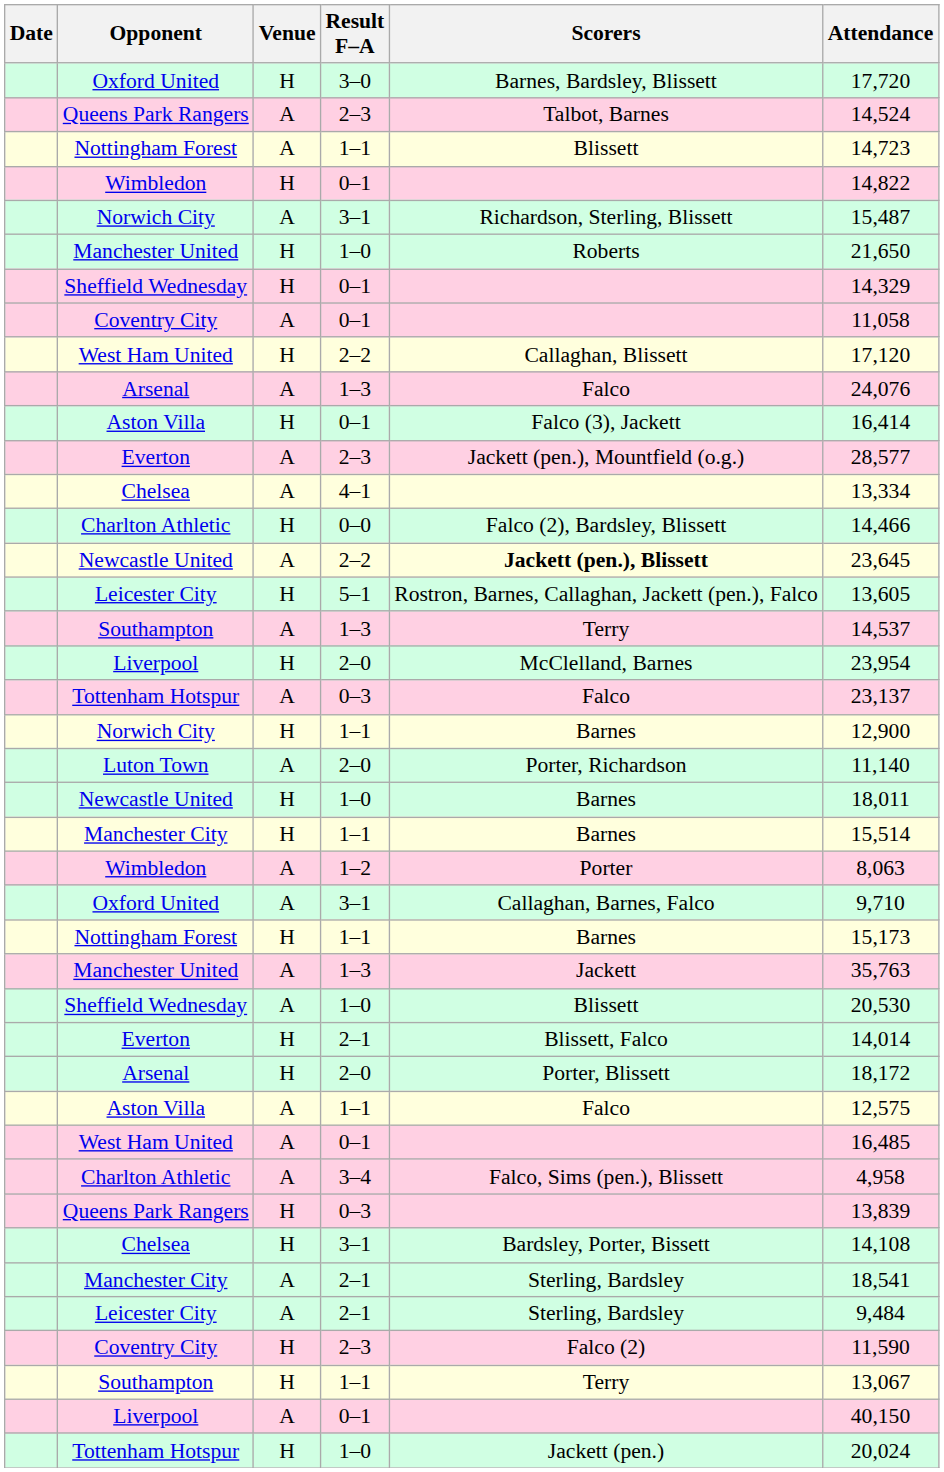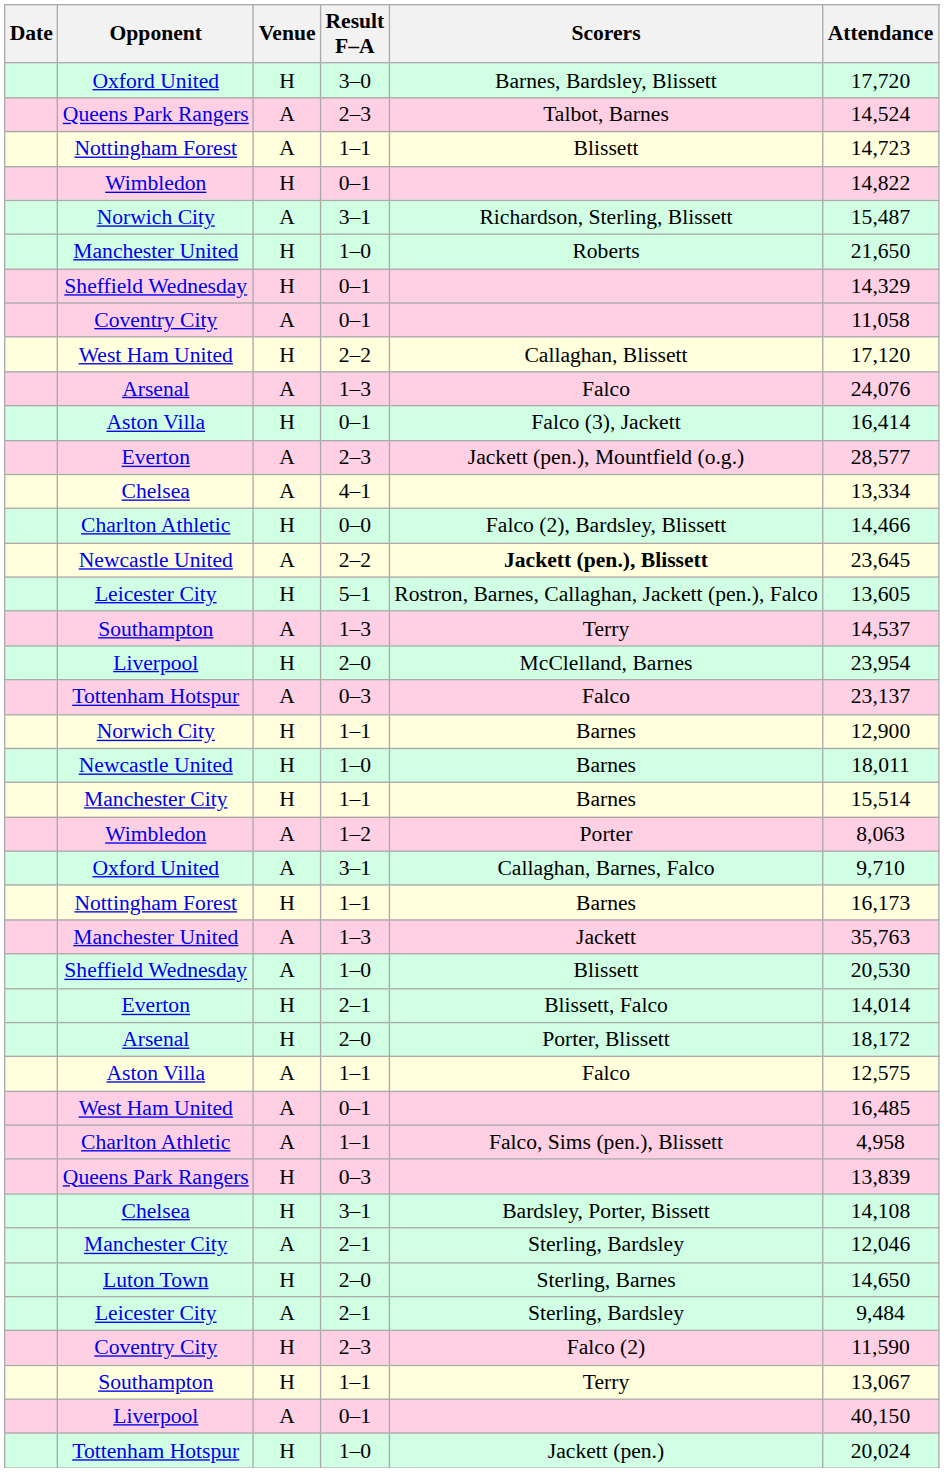- row: (156, 765)
(881, 936) 15,173 -> (881, 902) 16,173
(355, 1176) 3–4 -> (355, 1142) 1–1
(881, 1279) 18,541 -> (881, 1244) 12,046
+ row: (156, 1279)
